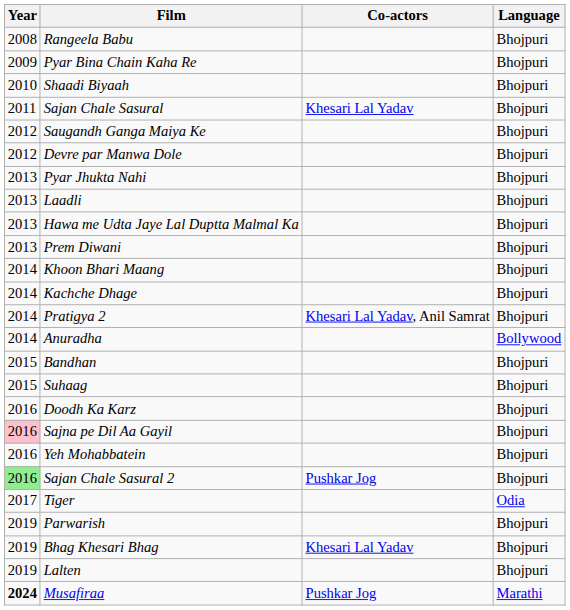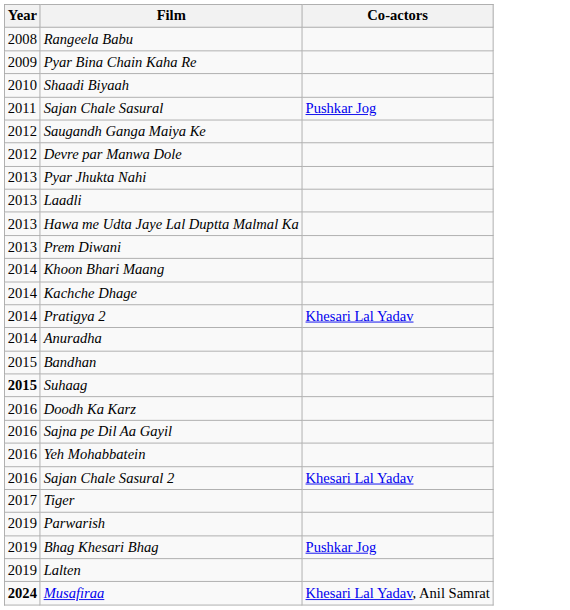- column: (529, 16)
(360, 108) Khesari Lal Yadav -> (341, 108) Pushkar Jog
(398, 316) Khesari Lal Yadav, Anil Samrat -> (360, 316) Khesari Lal Yadav
(22, 385) normal -> (22, 385) bold
(22, 431) pink background -> (22, 431) no background
(22, 477) lightgreen background -> (22, 477) no background
(341, 477) Pushkar Jog -> (360, 477) Khesari Lal Yadav
(360, 547) Khesari Lal Yadav -> (341, 547) Pushkar Jog
(341, 593) Pushkar Jog -> (398, 593) Khesari Lal Yadav, Anil Samrat
